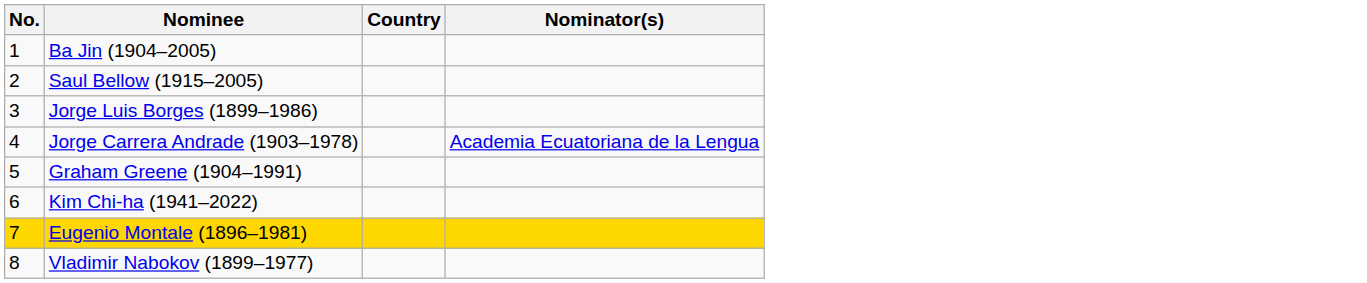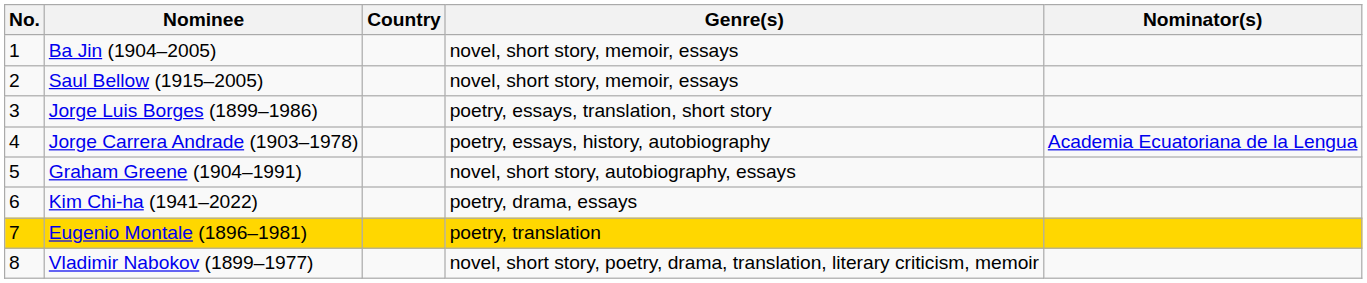+ column: (744, 19)
